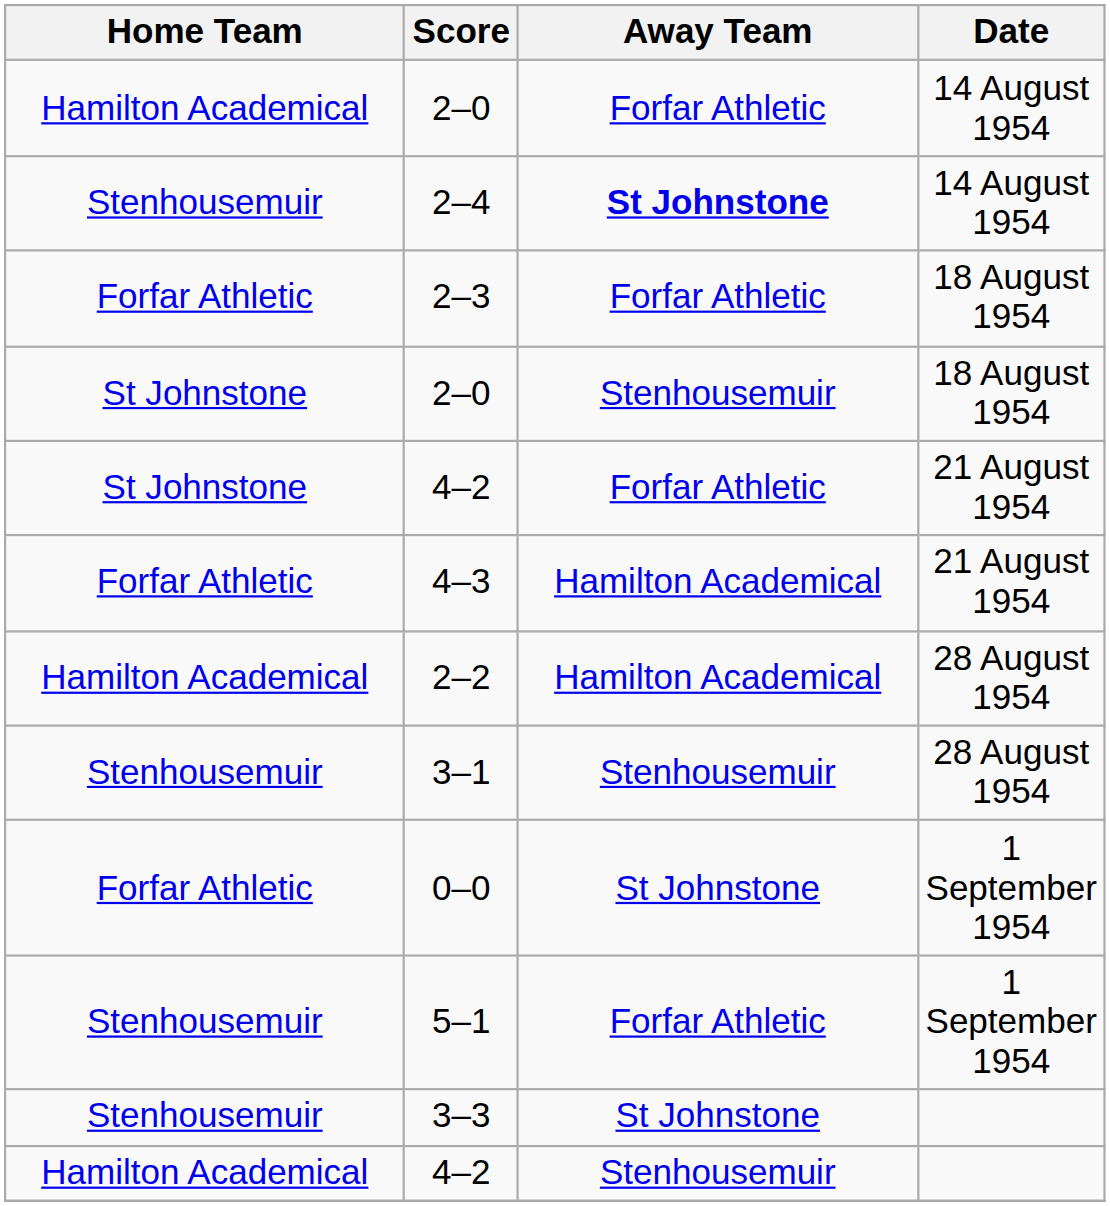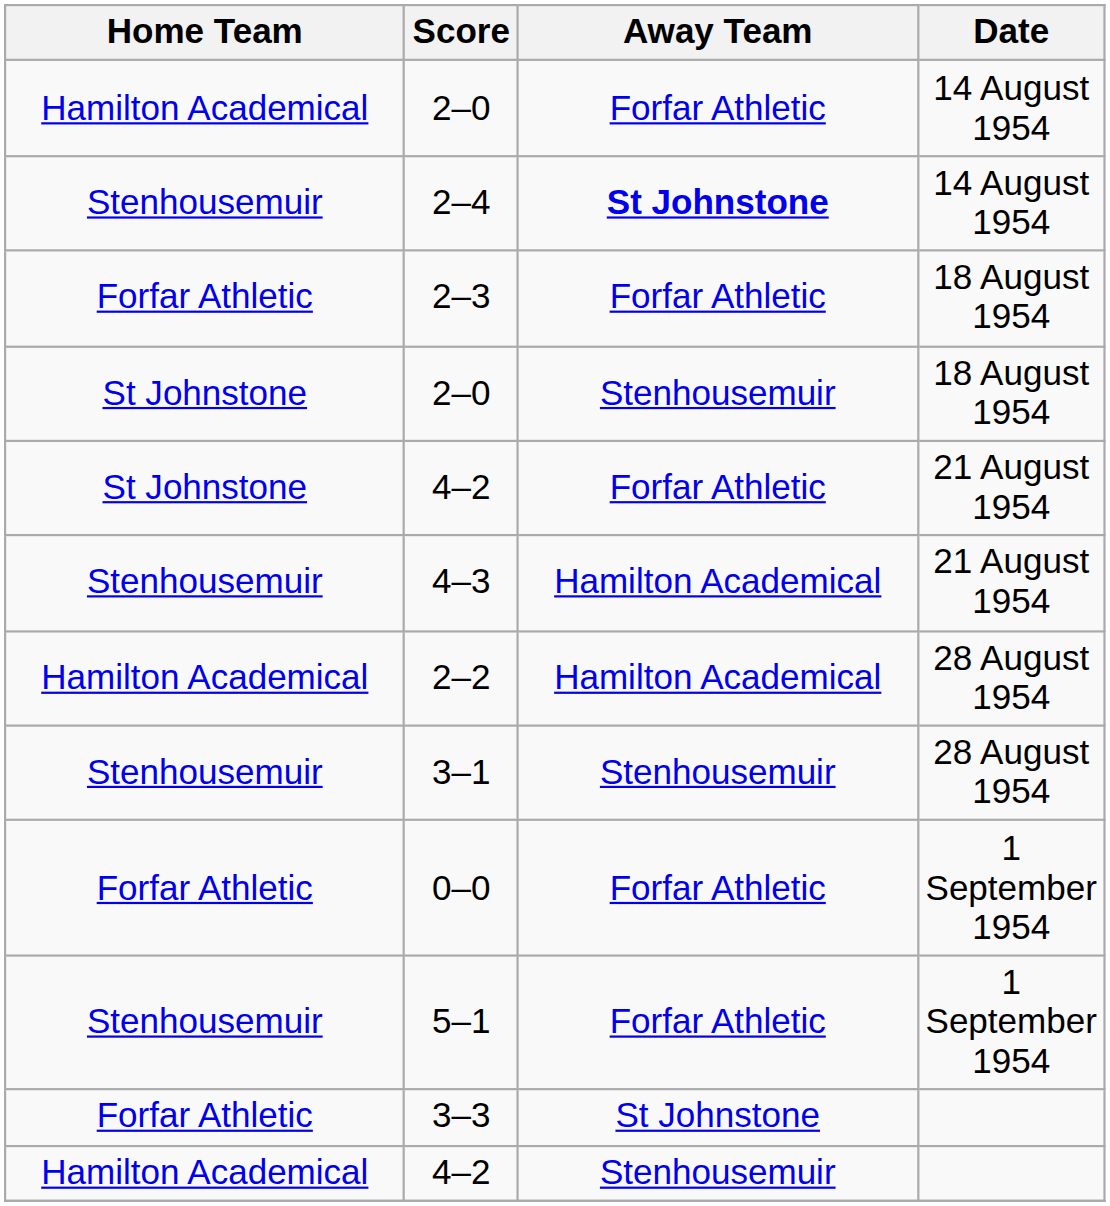(205, 582) Forfar Athletic -> (205, 582) Stenhousemuir
(718, 887) St Johnstone -> (718, 887) Forfar Athletic
(205, 1116) Stenhousemuir -> (205, 1116) Forfar Athletic
